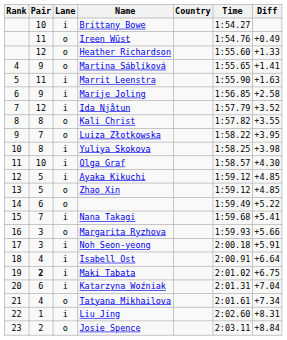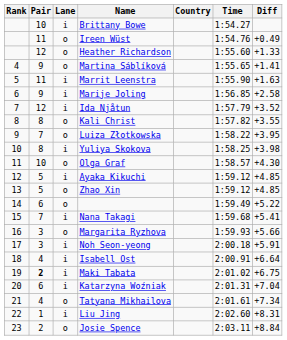(65, 163) i -> (65, 163) o
